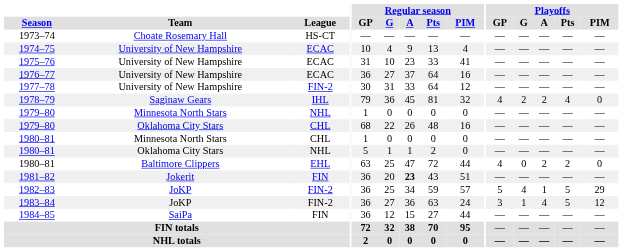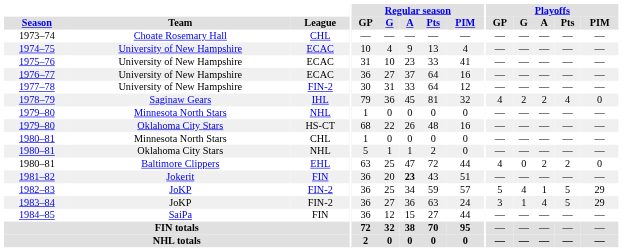(320, 36) HS-CT -> (320, 36) CHL
(320, 125) CHL -> (320, 125) HS-CT
(600, 202) 12 -> (600, 202) 29
